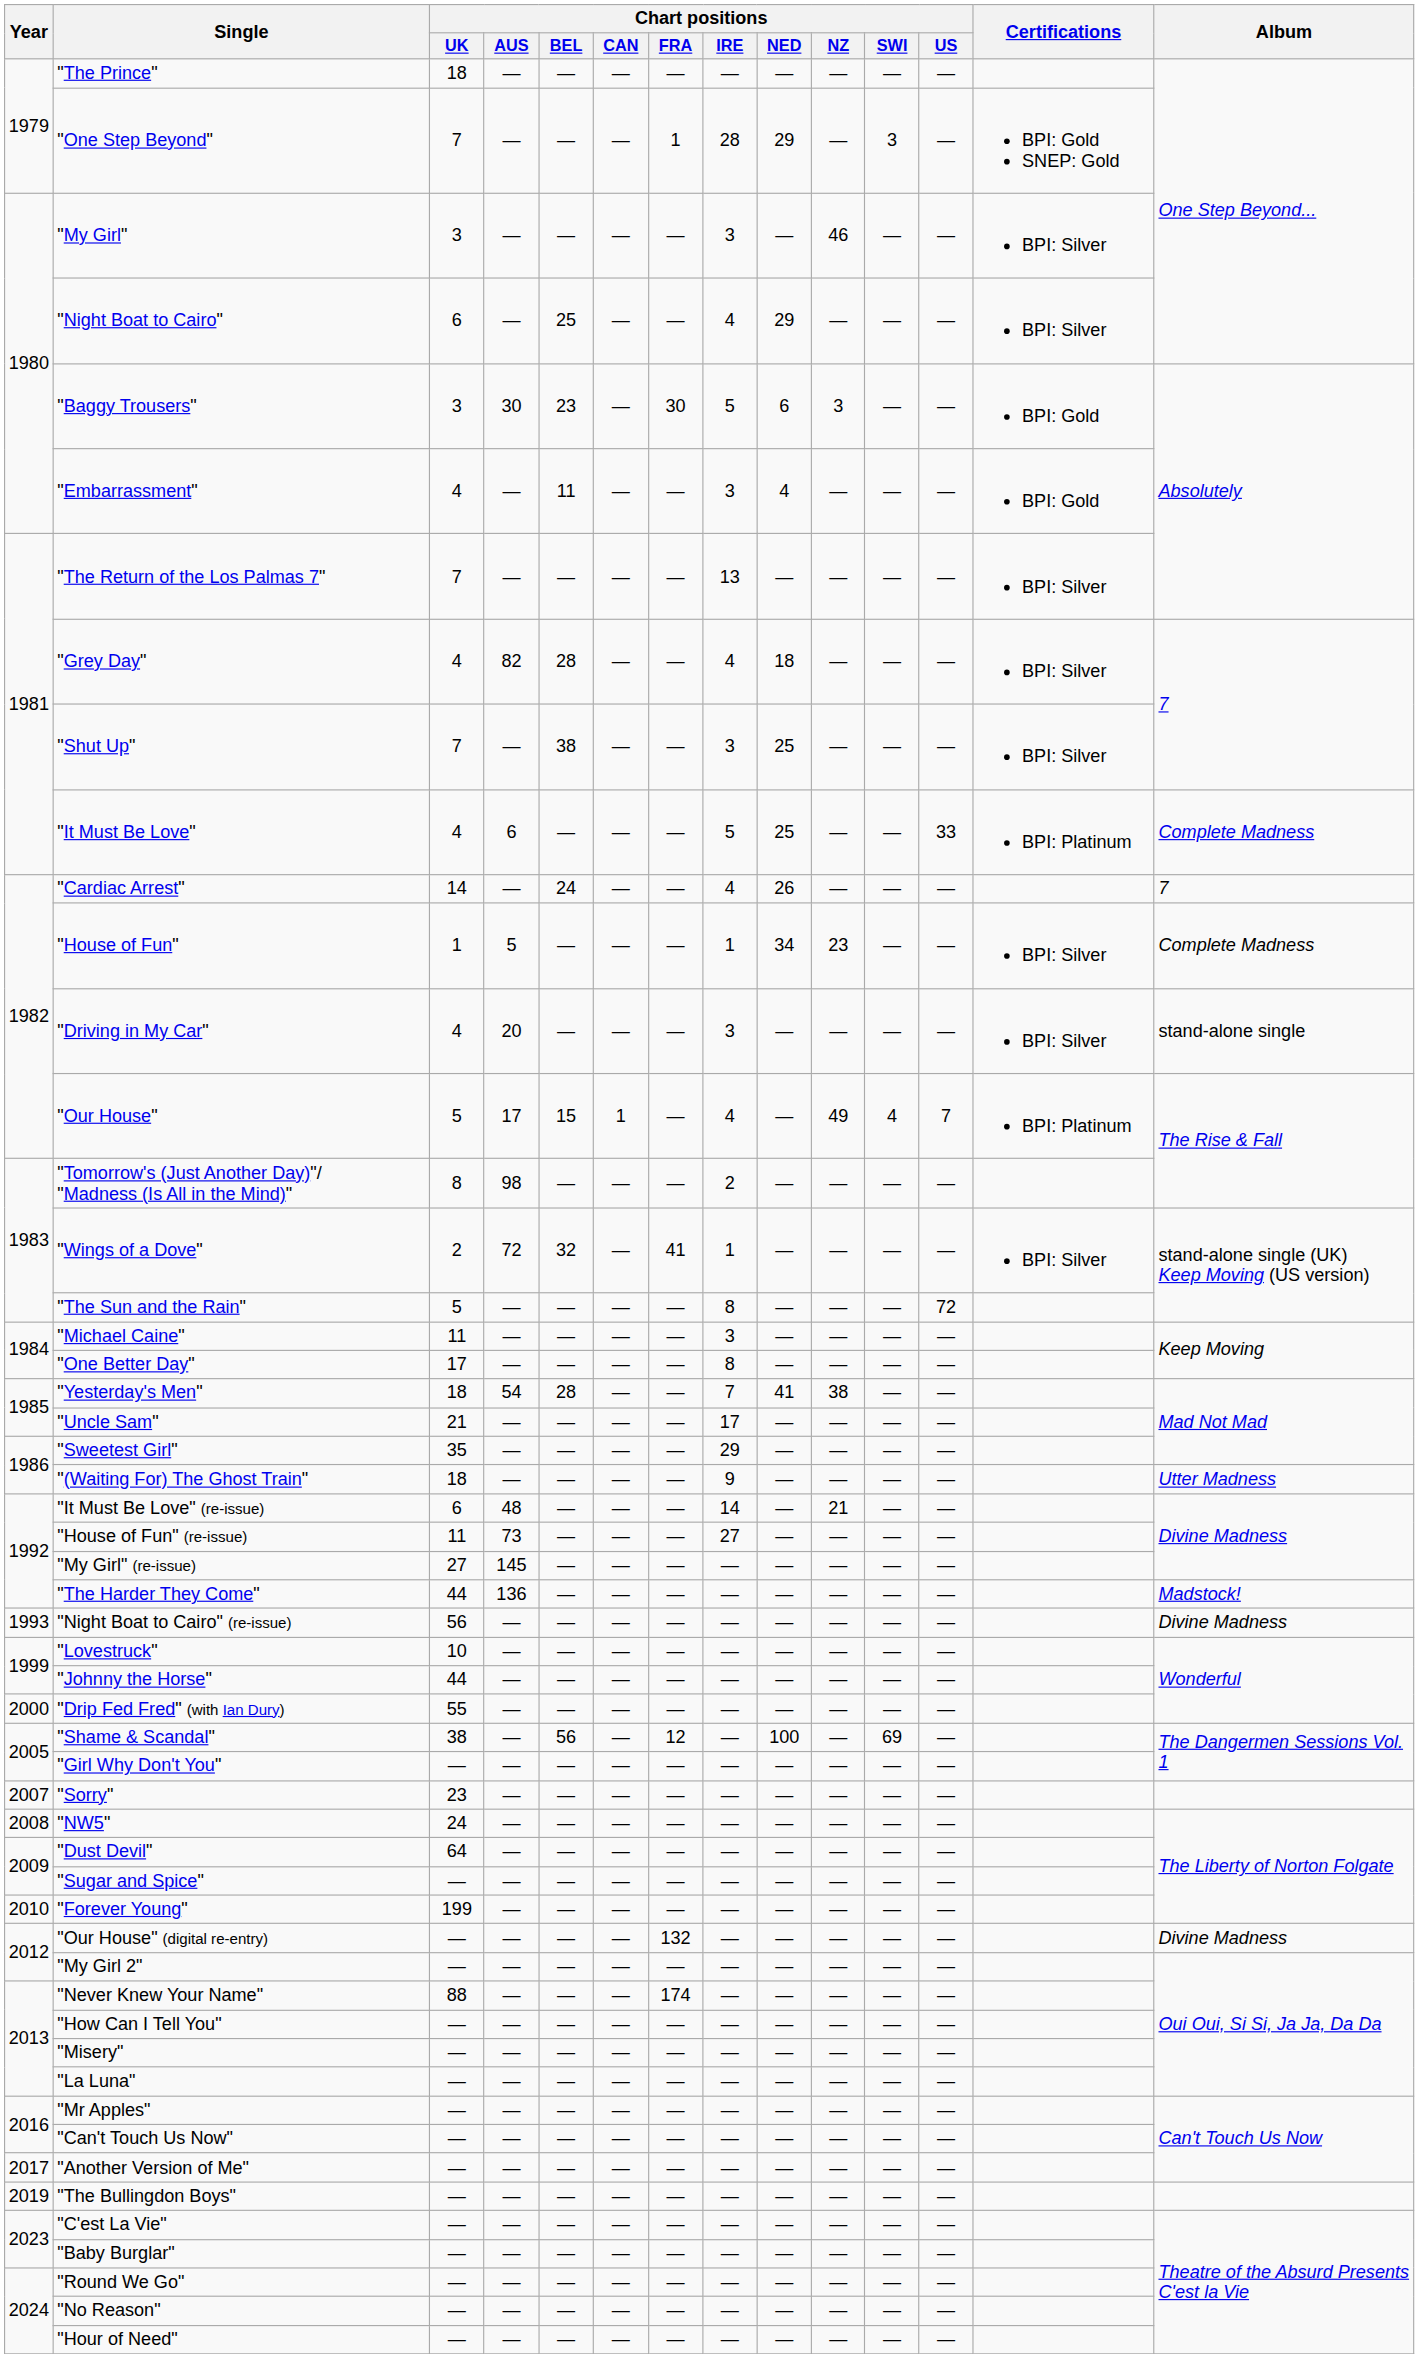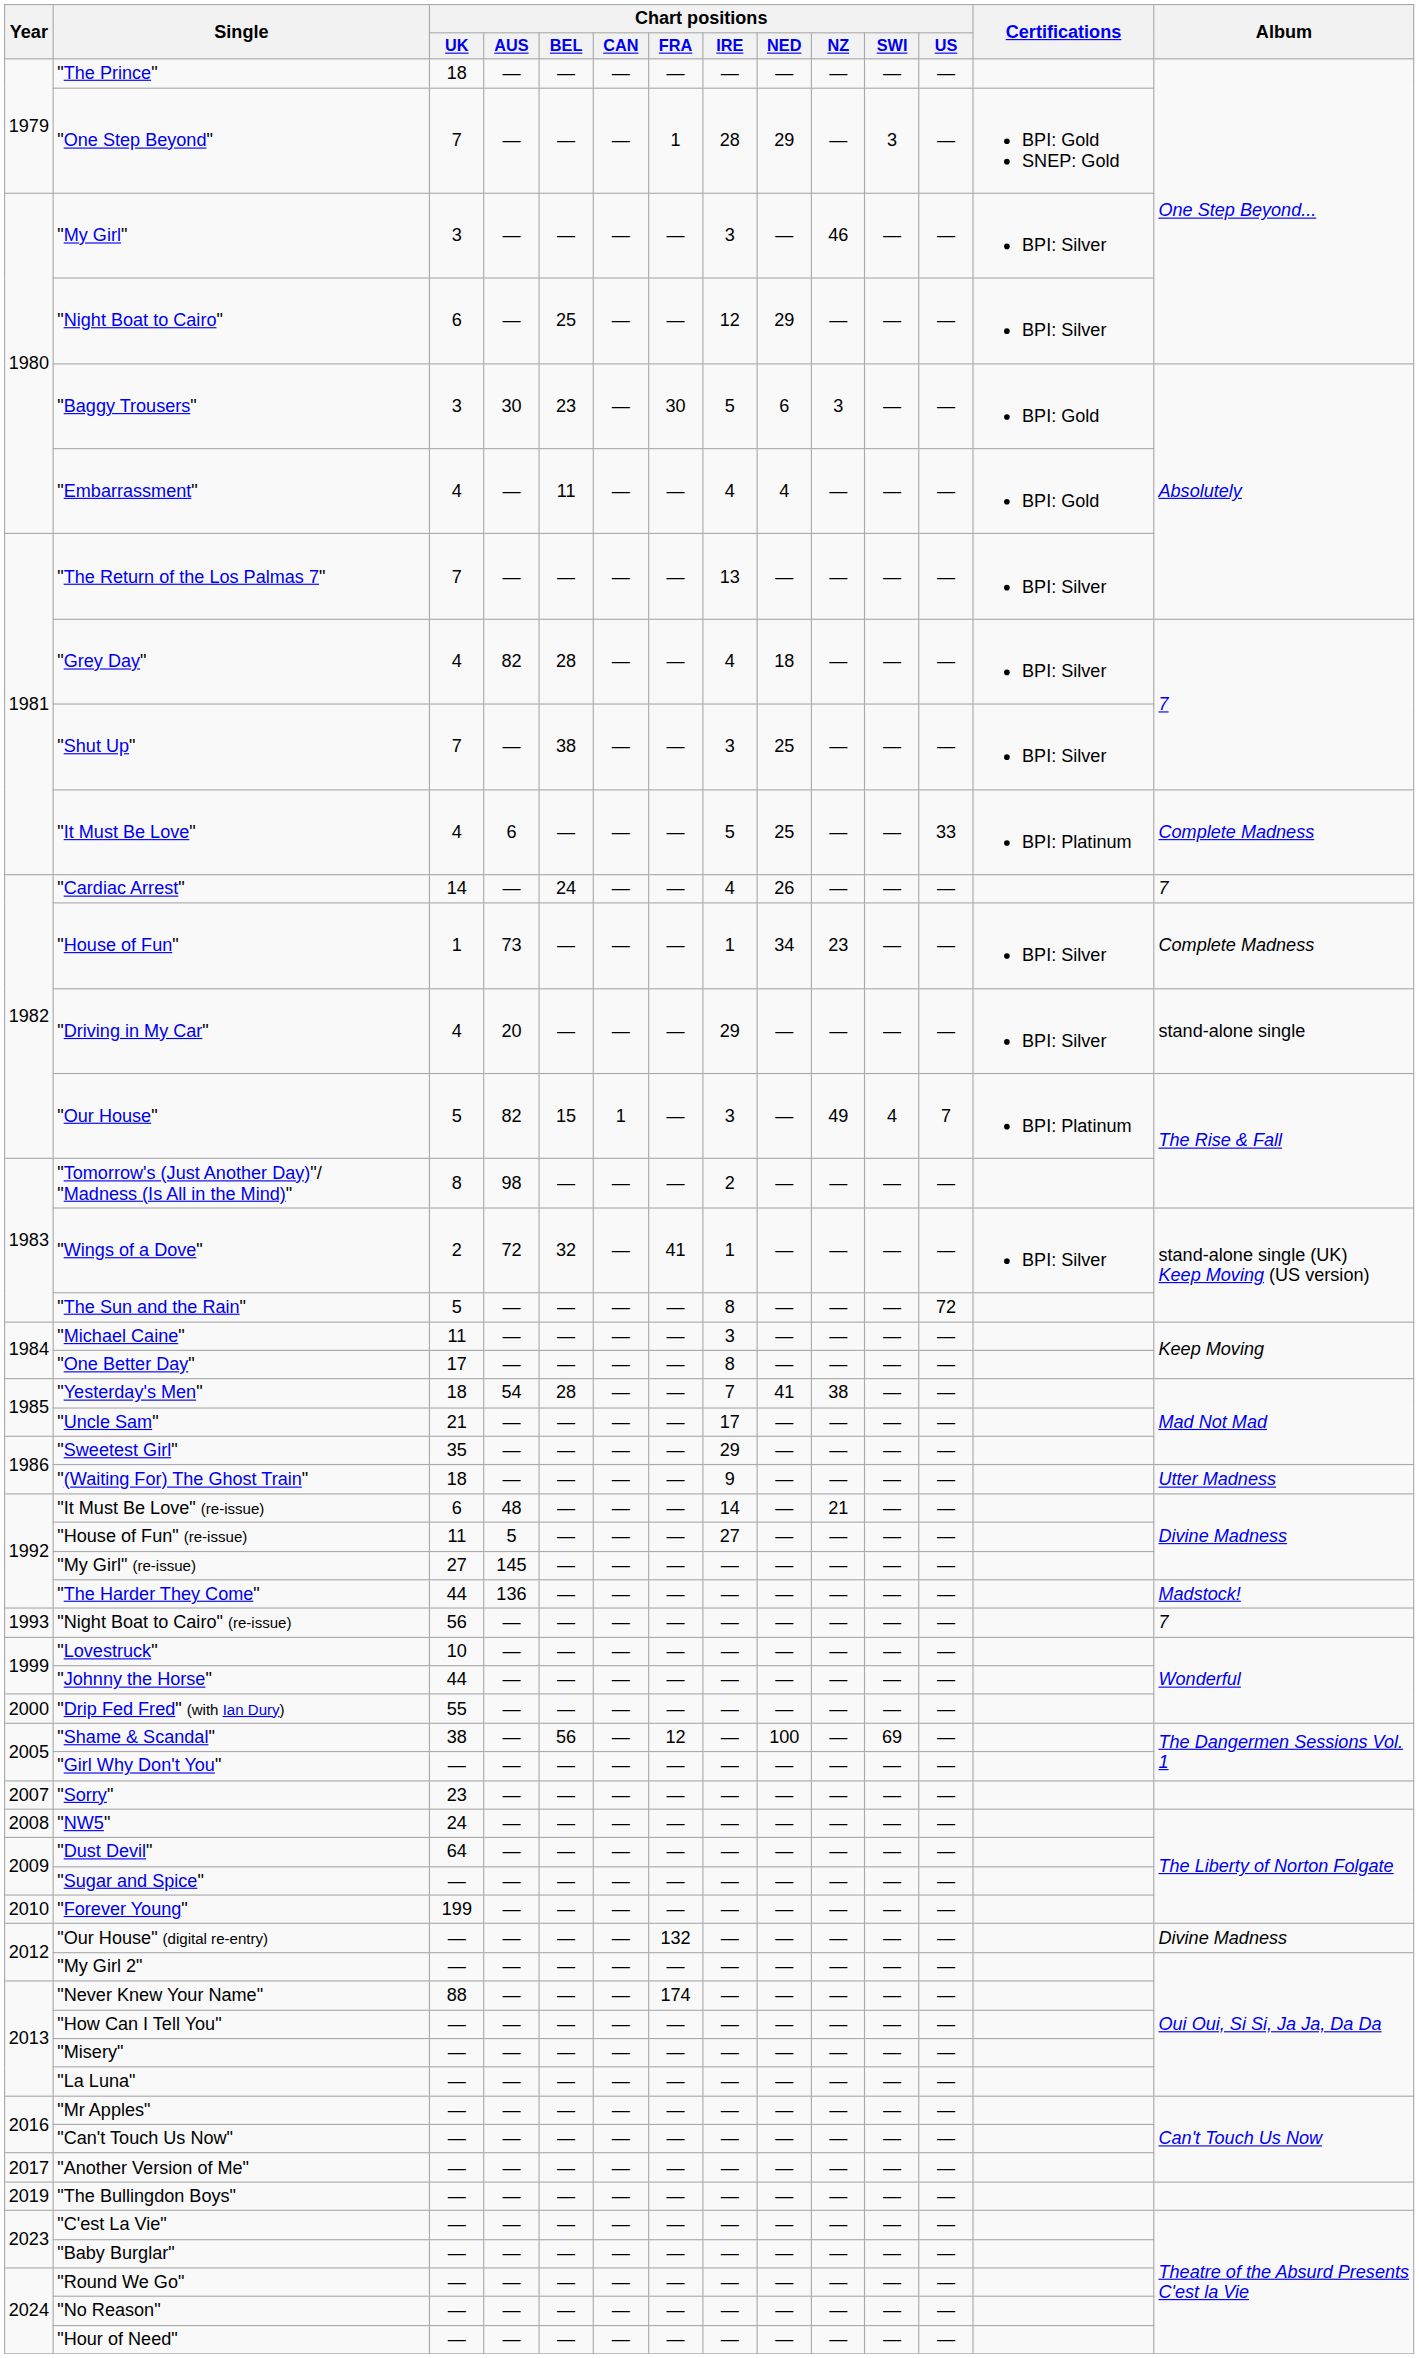(730, 320) 4 -> (730, 320) 12
(730, 491) 3 -> (730, 491) 4
(511, 945) 5 -> (511, 945) 73
(730, 1030) 3 -> (730, 1030) 29
(511, 1116) 17 -> (511, 1116) 82
(730, 1116) 4 -> (730, 1116) 3
(511, 1536) 73 -> (511, 1536) 5
(1223, 1622) Divine Madness -> (1164, 1622) 7
